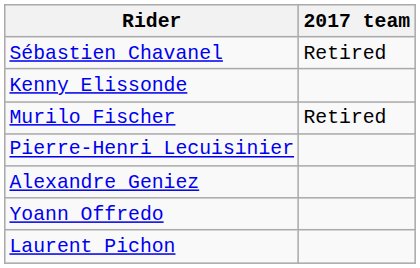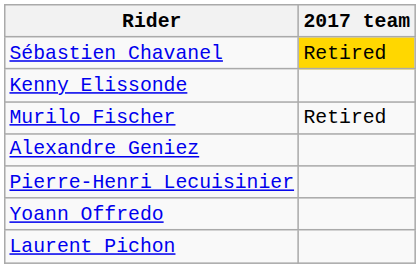(345, 53) no background -> (345, 53) gold background
rows swapped: (104, 182) <-> (152, 150)
